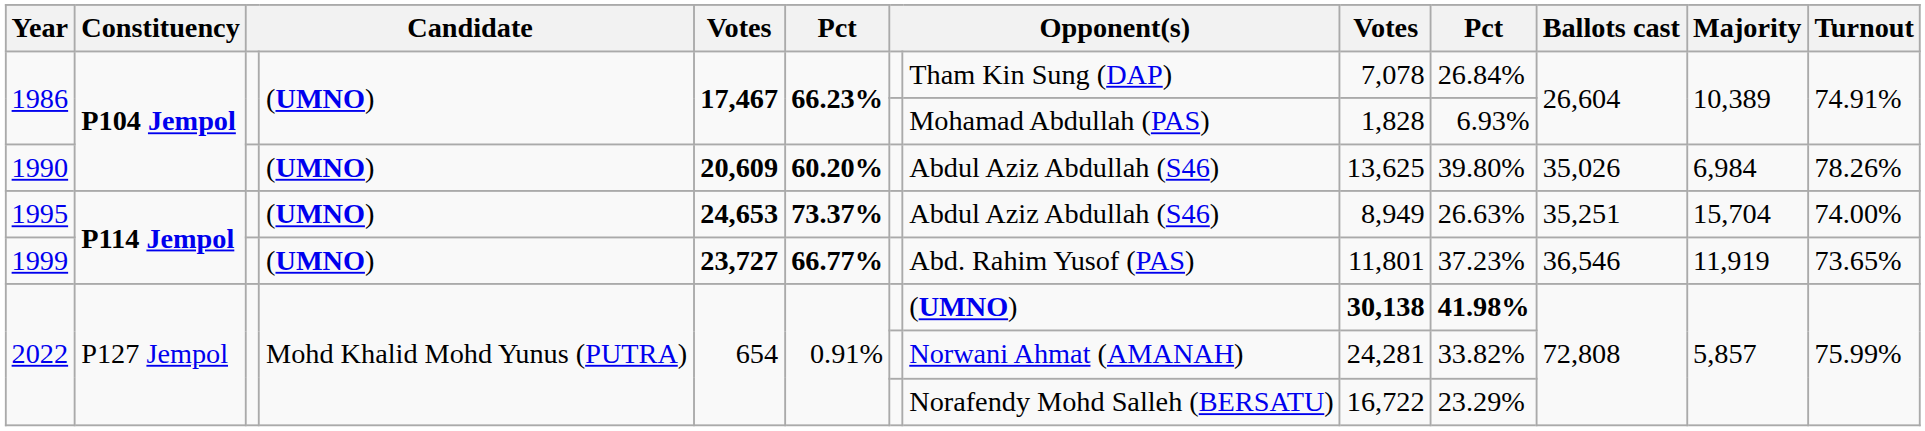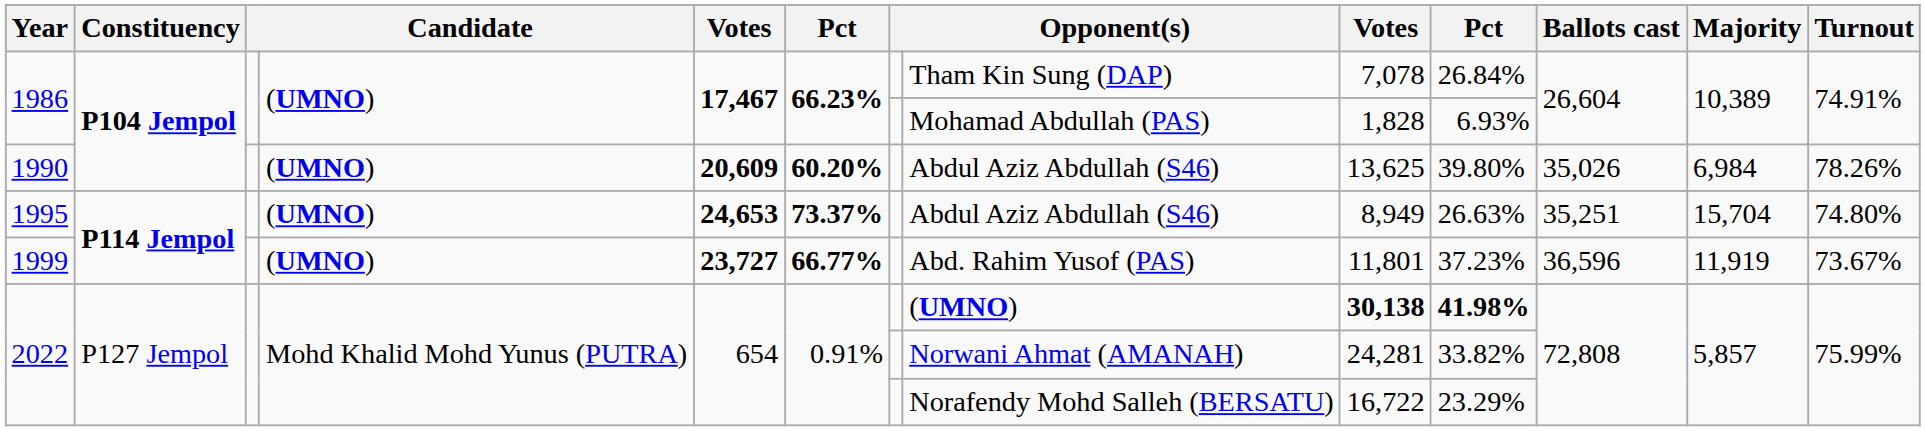(1858, 214) 74.00% -> (1858, 214) 74.80%
(1581, 260) 36,546 -> (1581, 260) 36,596
(1858, 260) 73.65% -> (1858, 260) 73.67%
